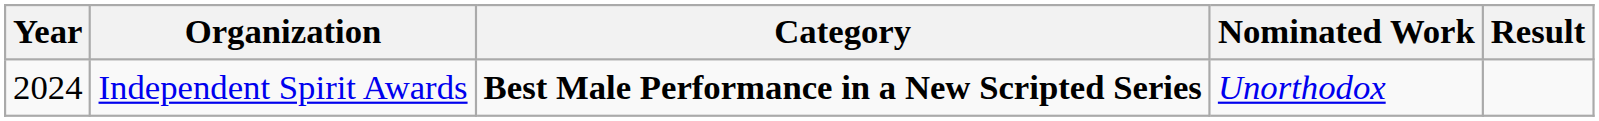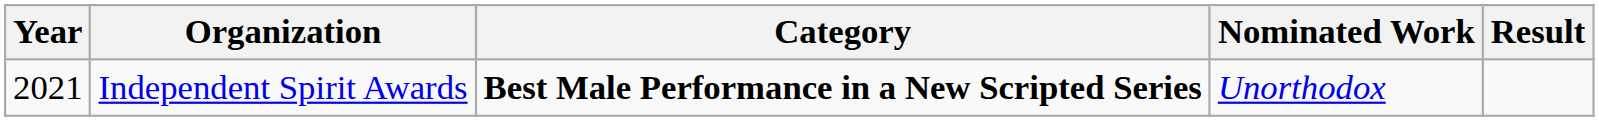(48, 87) 2024 -> (48, 87) 2021
